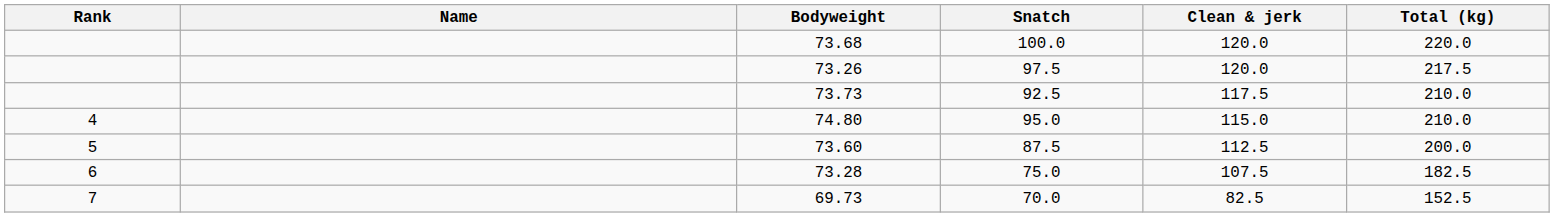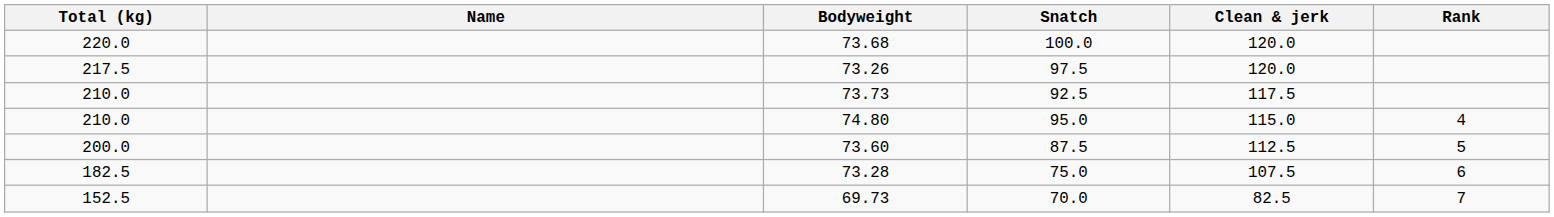columns swapped: (93, 18) <-> (1448, 18)
